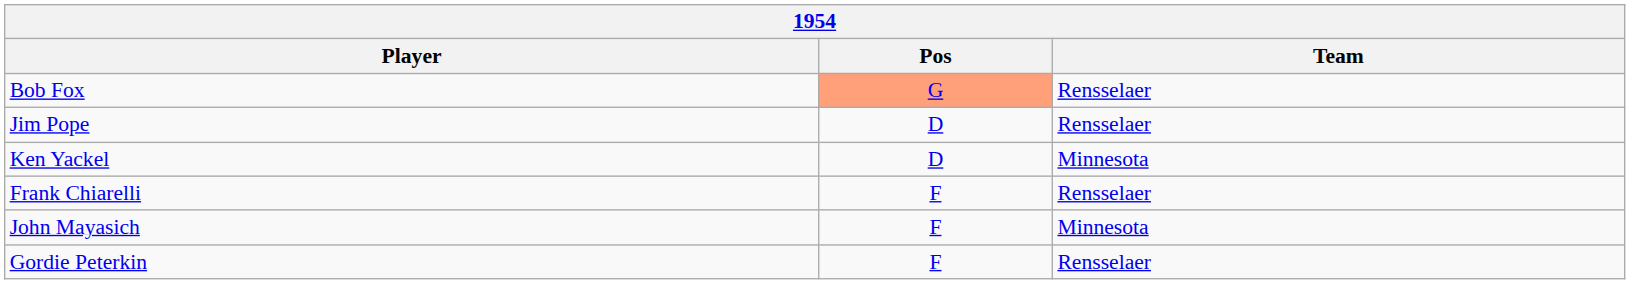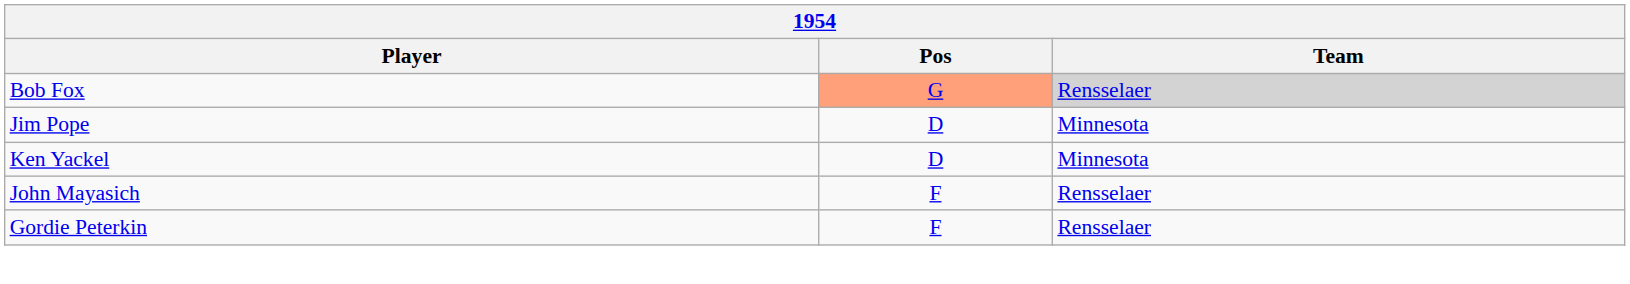(1104, 90) no background -> (1104, 90) lightgrey background
(1104, 124) Rensselaer -> (1103, 124) Minnesota
- row: (75, 192)
(1103, 227) Minnesota -> (1104, 192) Rensselaer
